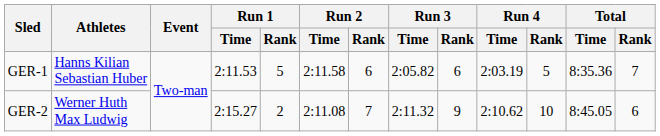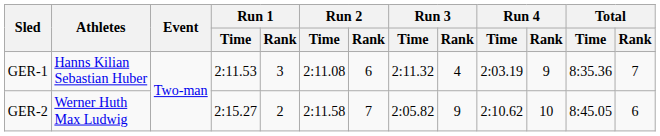(280, 71) 5 -> (280, 71) 3
(324, 71) 2:11.58 -> (324, 71) 2:11.08
(413, 71) 2:05.82 -> (413, 71) 2:11.32
(457, 71) 6 -> (457, 71) 4
(546, 71) 5 -> (546, 71) 9
(324, 111) 2:11.08 -> (324, 111) 2:11.58
(413, 111) 2:11.32 -> (413, 111) 2:05.82
